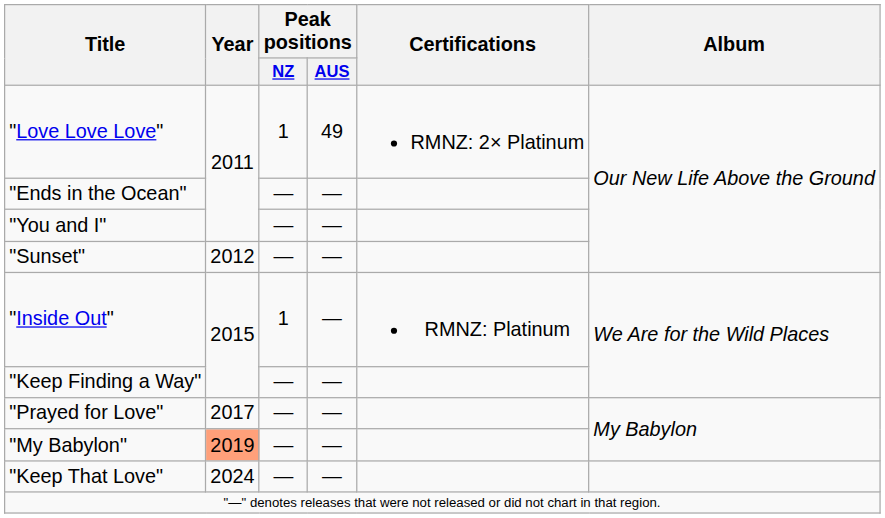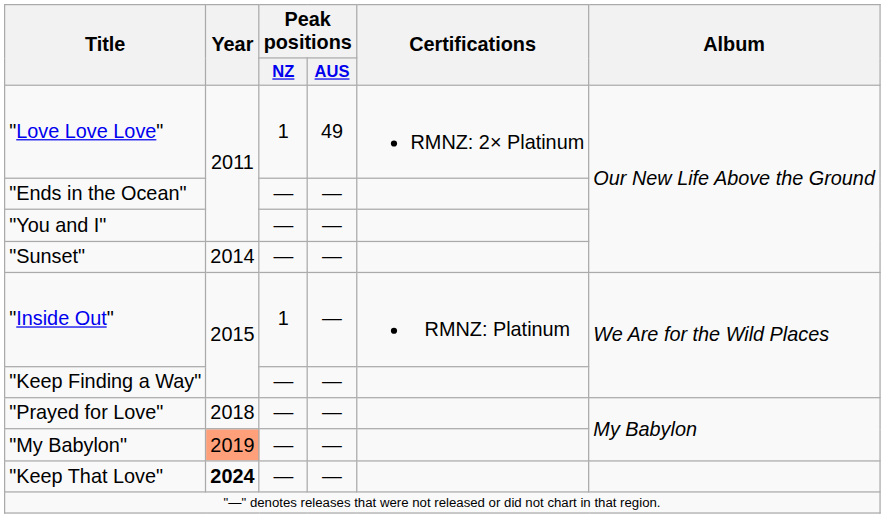(232, 256) 2012 -> (232, 256) 2014
(232, 413) 2017 -> (232, 413) 2018
(232, 476) normal -> (232, 476) bold
